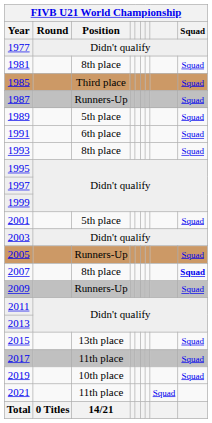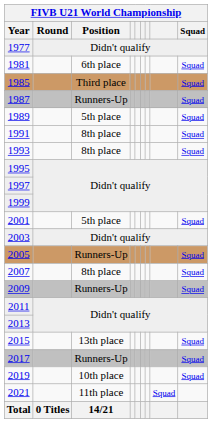(101, 64) 8th place -> (101, 64) 6th place
(101, 133) 6th place -> (101, 133) 8th place
(193, 271) bold -> (193, 272) normal
(101, 358) 11th place -> (101, 358) Runners-Up
